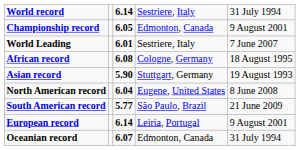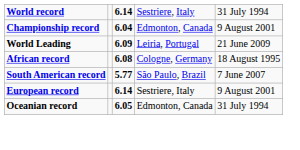(124, 28) 6.05 -> (123, 28) 6.04
(124, 43) 6.01 -> (123, 43) 6.09
(166, 43) Sestriere, Italy -> (168, 43) Leiria, Portugal
(254, 43) 7 June 2007 -> (244, 43) 21 June 2009
- row: (34, 75)
- row: (56, 91)
(256, 106) 21 June 2009 -> (241, 75) 7 June 2007
(168, 122) Leiria, Portugal -> (166, 91) Sestriere, Italy
(124, 138) 6.07 -> (123, 106) 6.05
